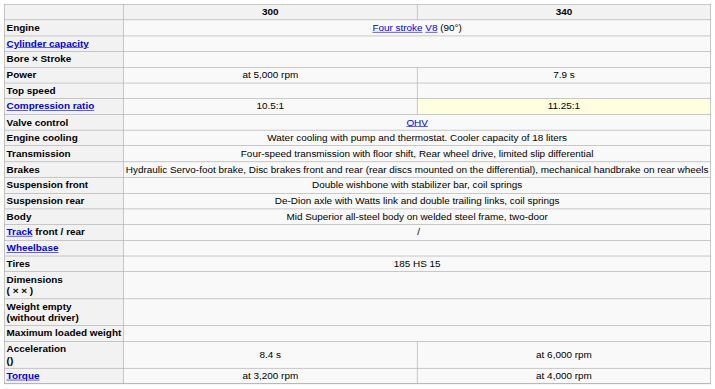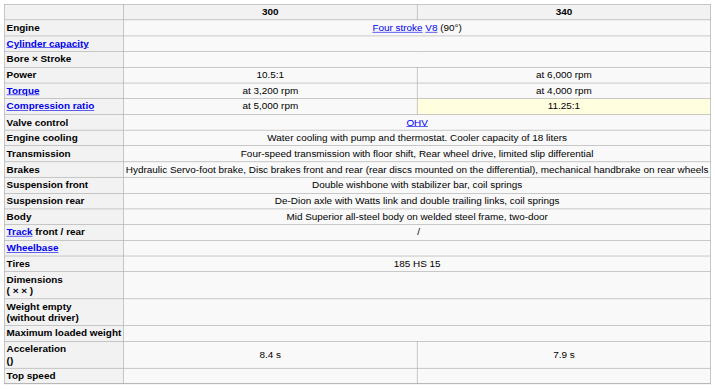(270, 75) at 5,000 rpm -> (270, 75) 10.5:1
(564, 75) 7.9 s -> (564, 75) at 6,000 rpm
rows swapped: (23, 376) <-> (31, 91)
(270, 106) 10.5:1 -> (270, 106) at 5,000 rpm
(564, 354) at 6,000 rpm -> (564, 354) 7.9 s
